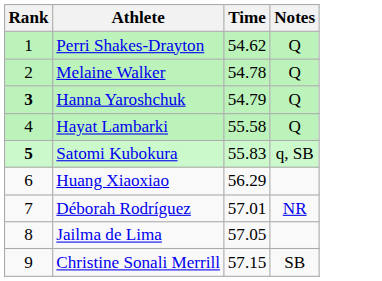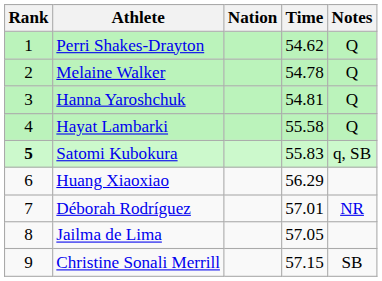+ column: (253, 18)
(28, 99) bold -> (28, 99) normal
(247, 99) 54.79 -> (304, 99) 54.81
